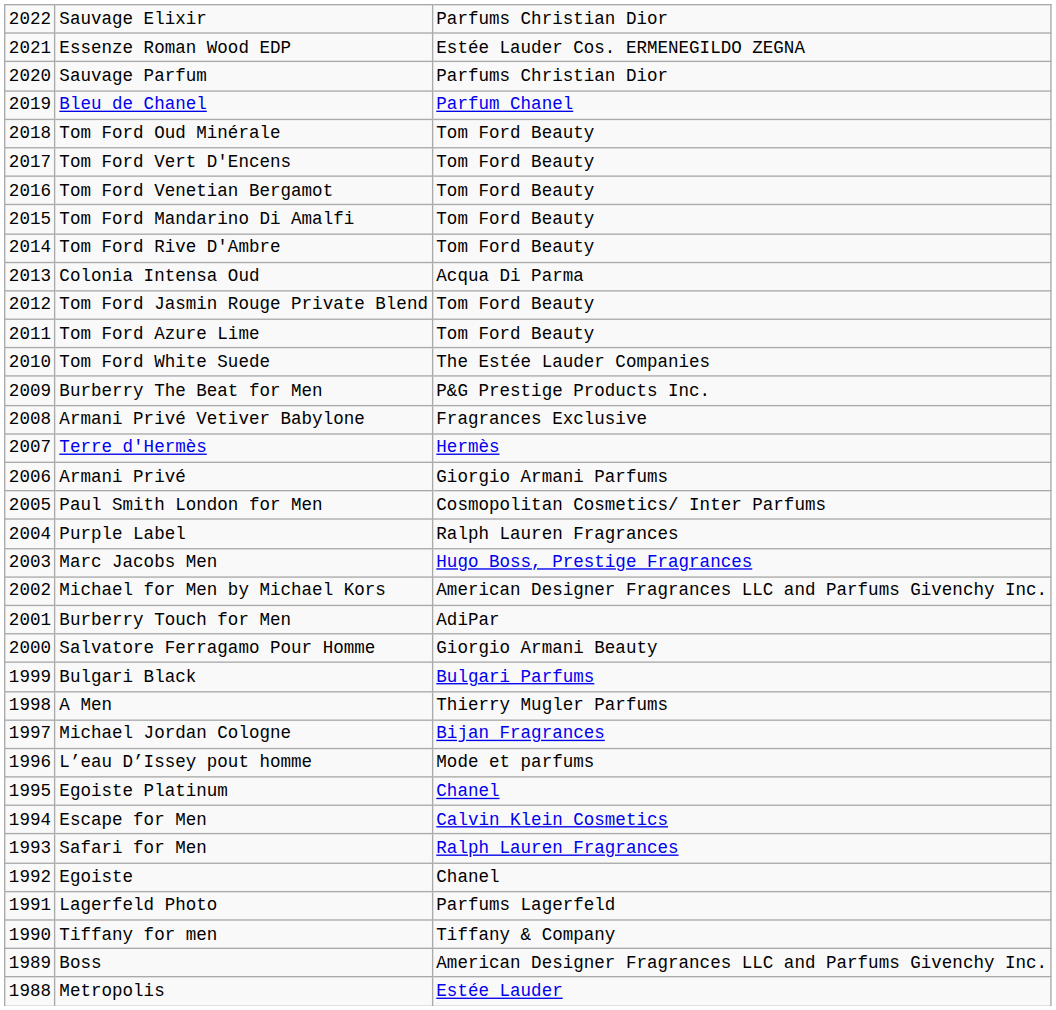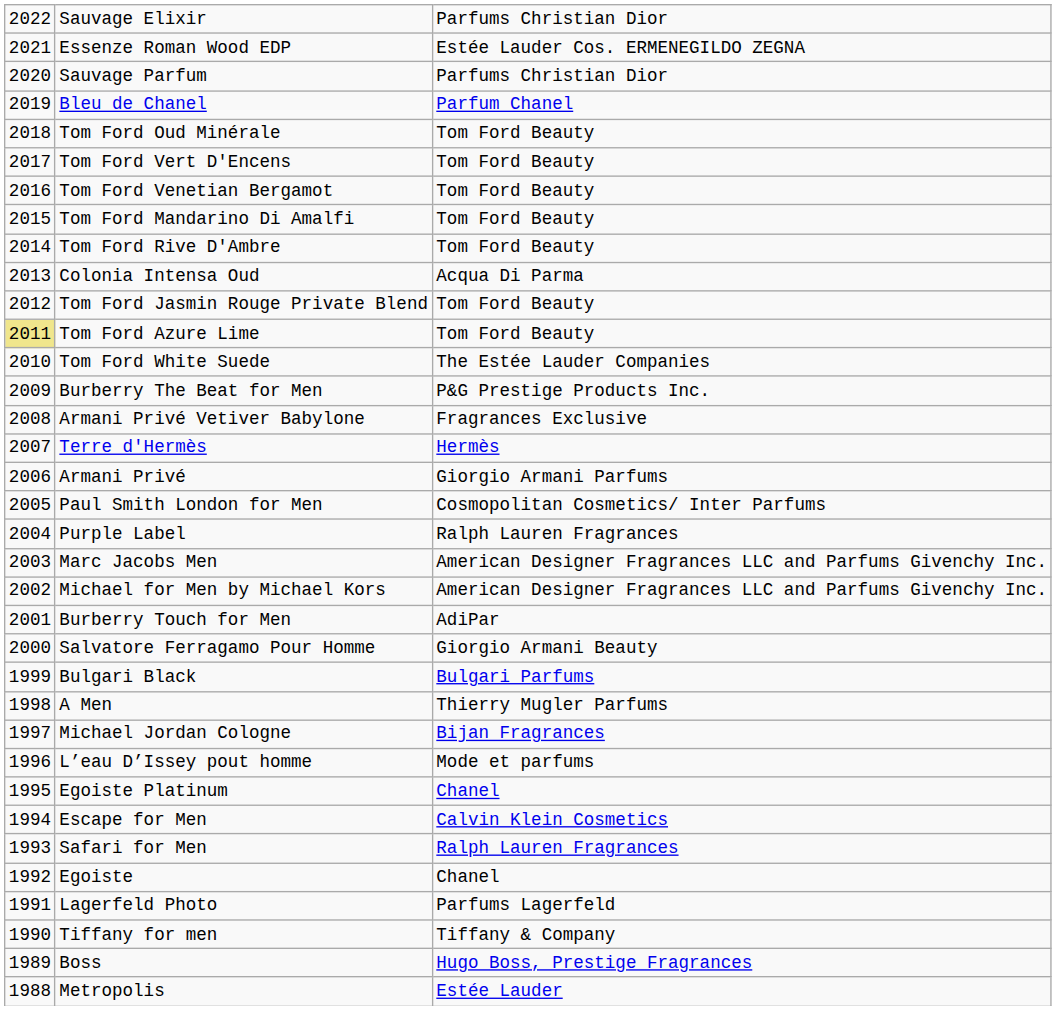(30, 334) no background -> (30, 334) khaki background
(594, 562) Hugo Boss, Prestige Fragrances -> (742, 562) American Designer Fragrances LLC and Parfums Givenchy Inc.
(742, 963) American Designer Fragrances LLC and Parfums Givenchy Inc. -> (594, 963) Hugo Boss, Prestige Fragrances
